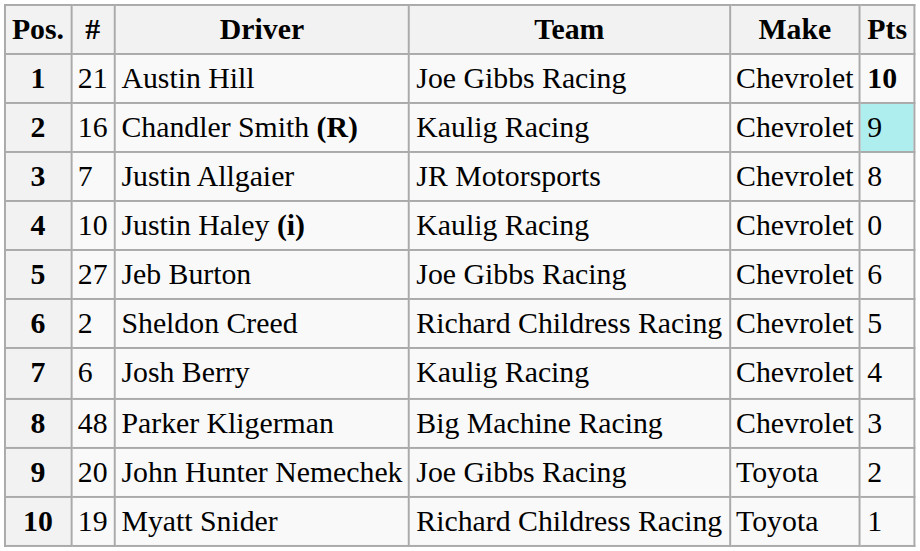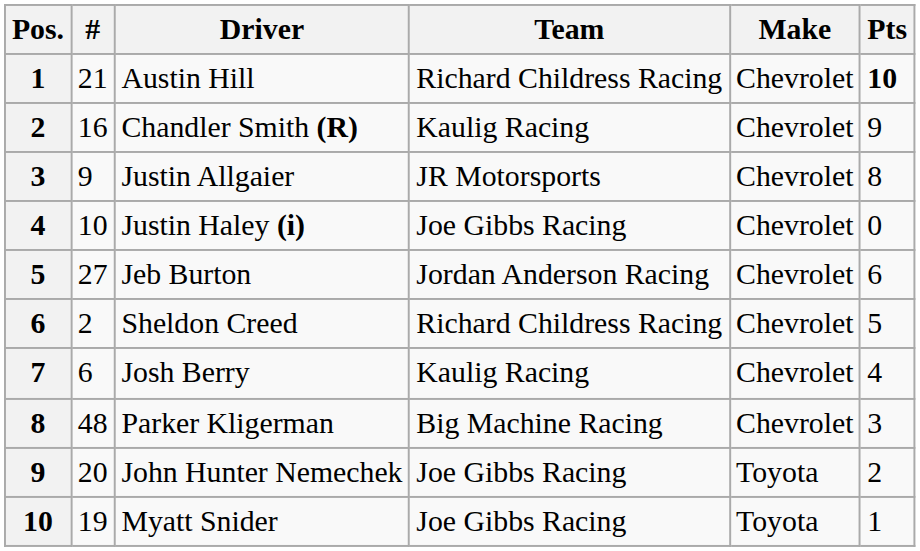(521, 78) Joe Gibbs Racing -> (569, 78) Richard Childress Racing
(875, 127) paleturquoise background -> (875, 127) no background
(85, 176) 7 -> (85, 176) 9
(503, 225) Kaulig Racing -> (521, 225) Joe Gibbs Racing
(521, 274) Joe Gibbs Racing -> (563, 274) Jordan Anderson Racing
(569, 520) Richard Childress Racing -> (521, 520) Joe Gibbs Racing
